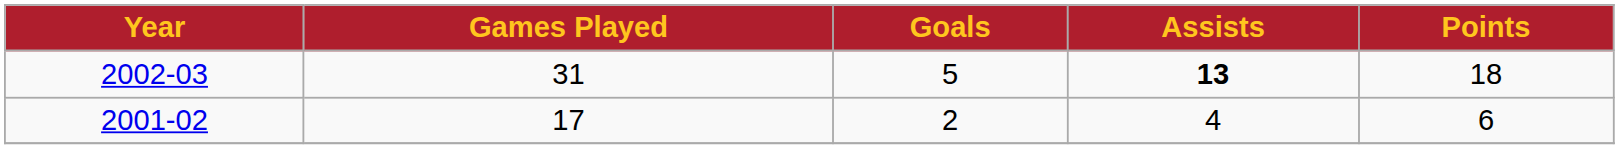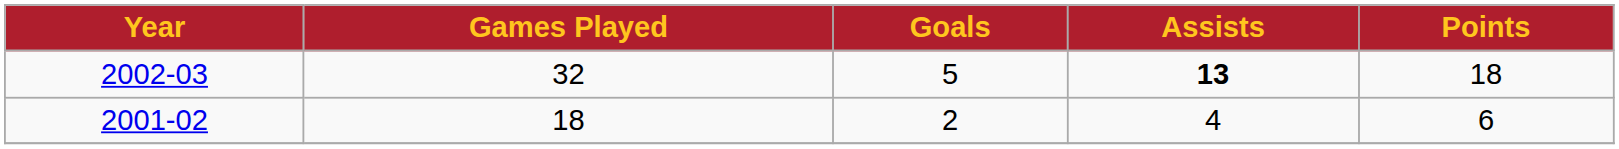(568, 73) 31 -> (568, 73) 32
(568, 119) 17 -> (568, 119) 18
